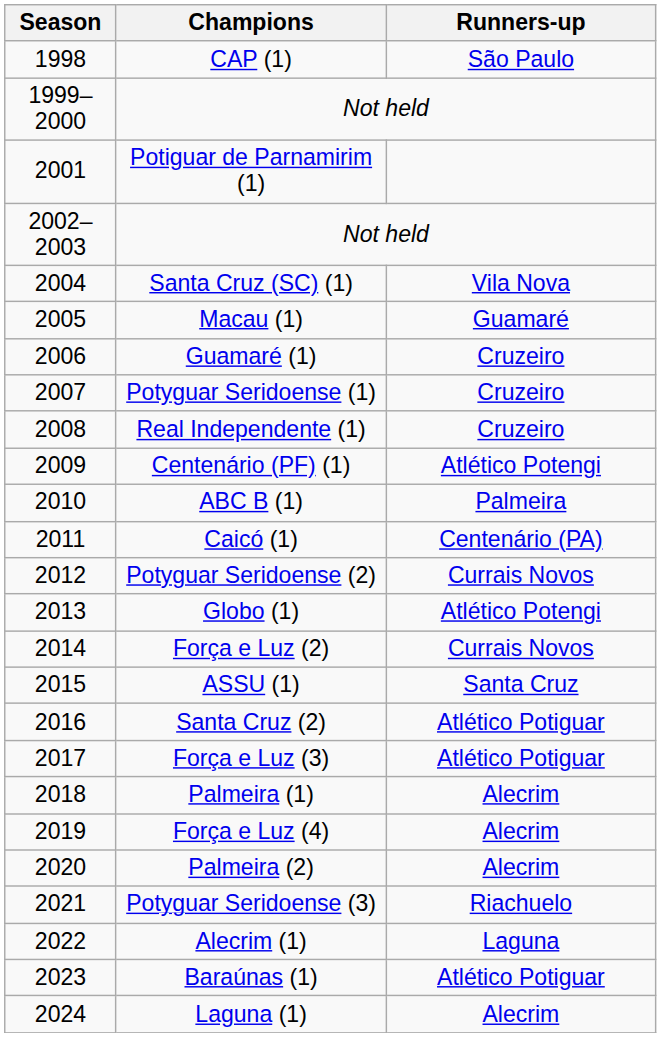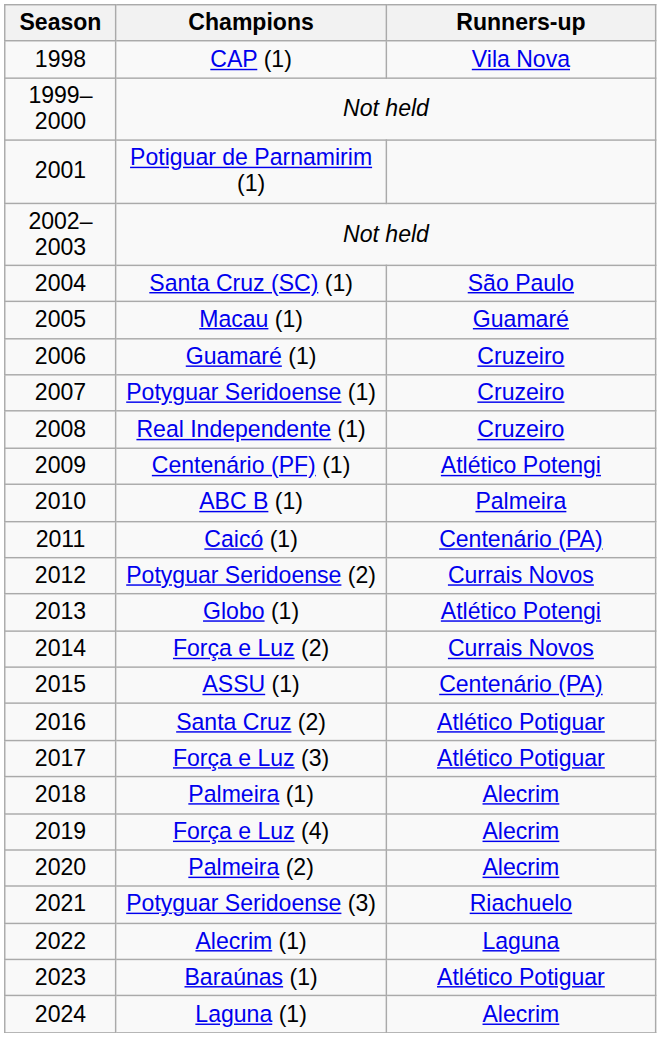(521, 59) São Paulo -> (521, 59) Vila Nova
(521, 283) Vila Nova -> (521, 283) São Paulo
(521, 685) Santa Cruz -> (521, 685) Centenário (PA)
